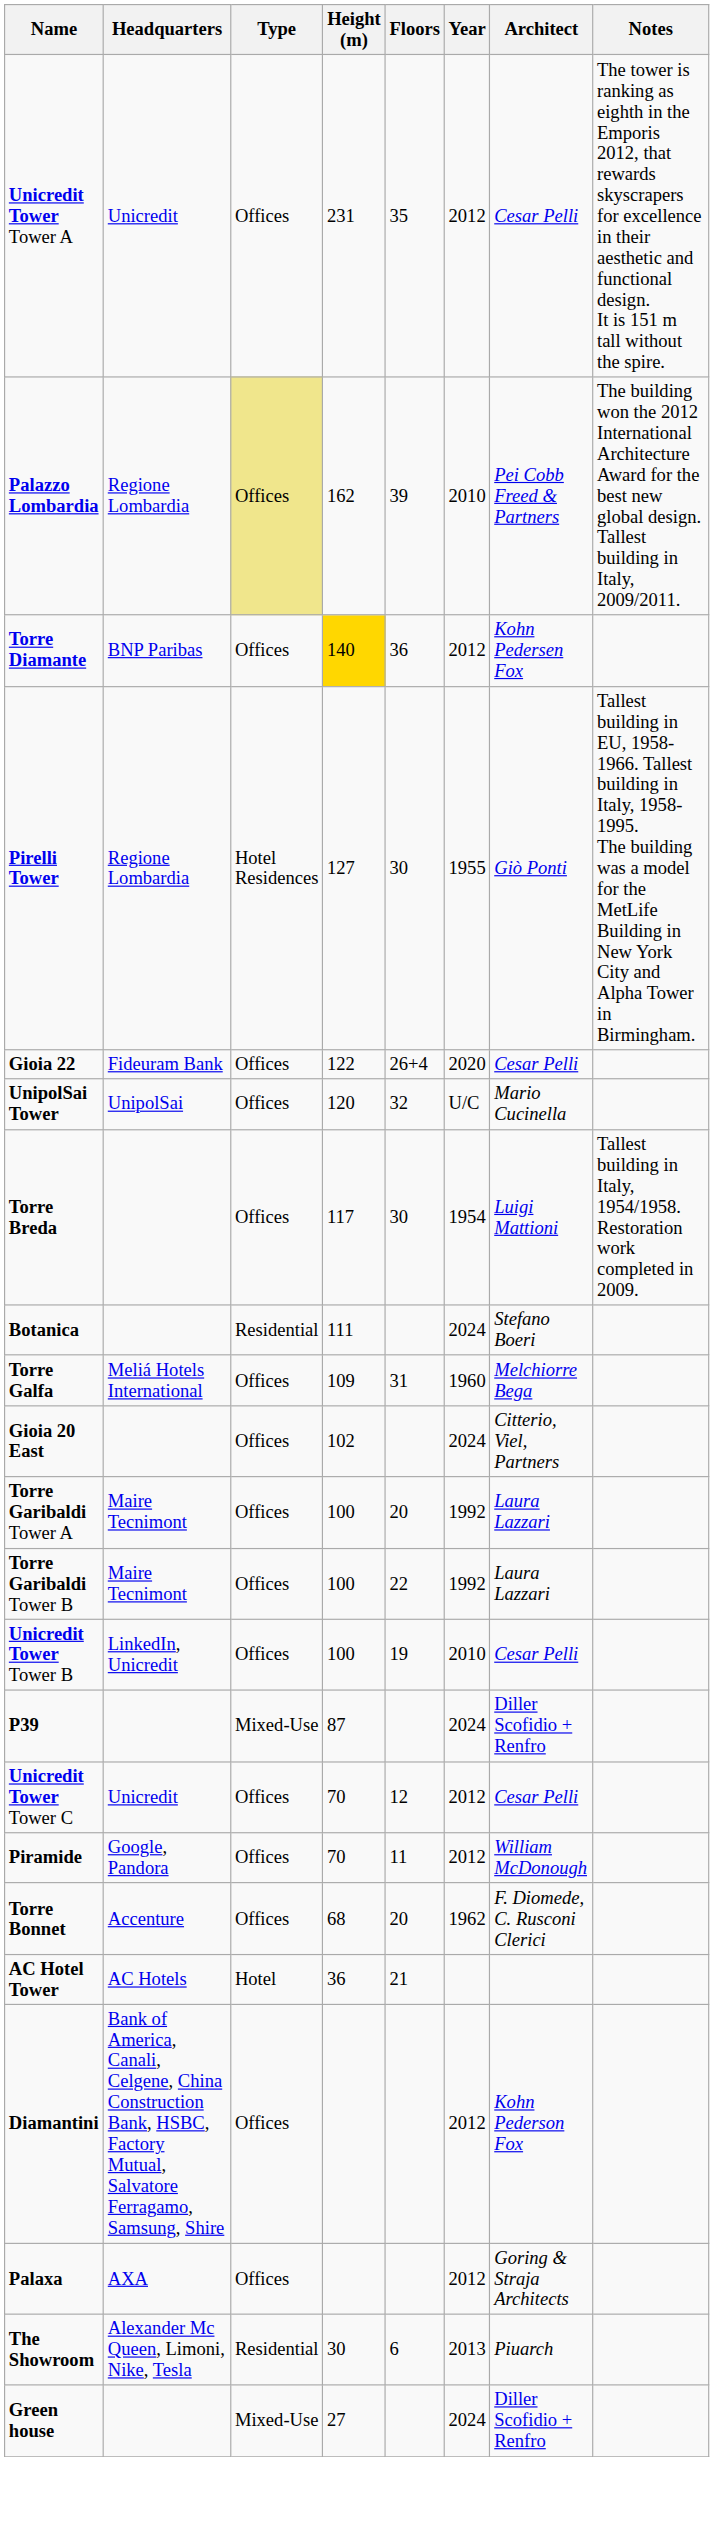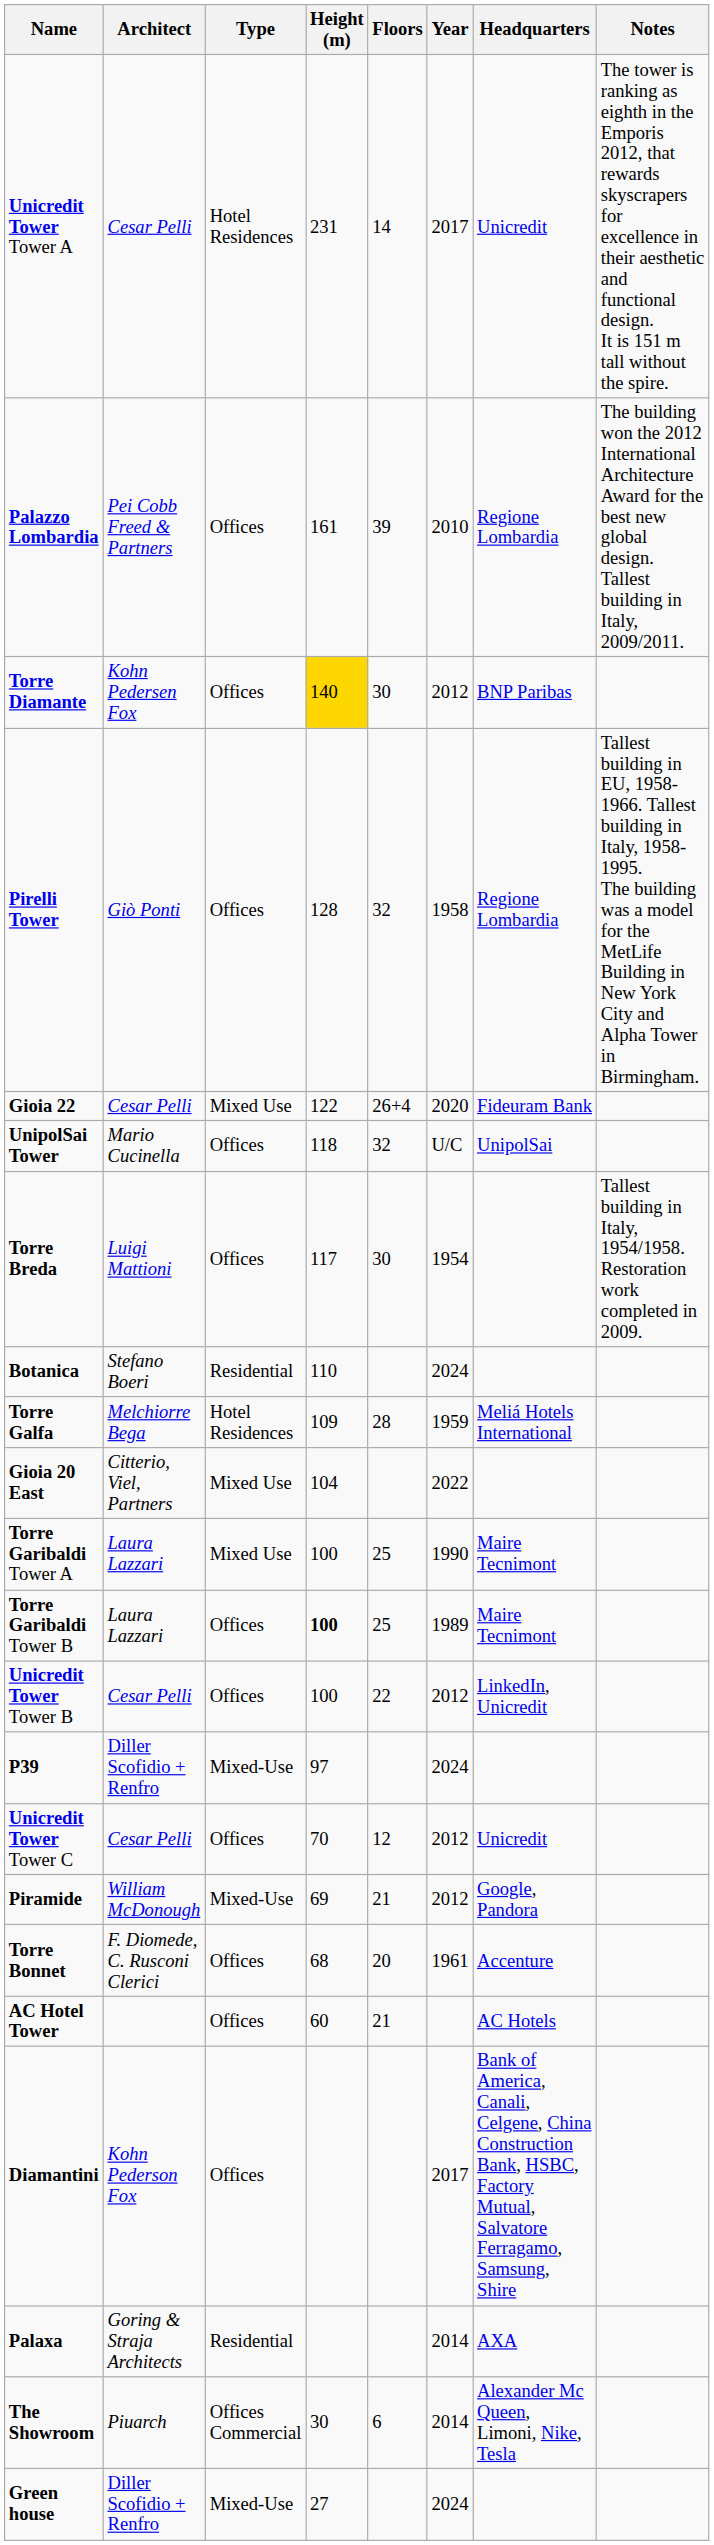columns swapped: (541, 29) <-> (167, 29)
(262, 215) Offices -> (251, 226) Hotel Residences
(399, 215) 35 -> (382, 226) 14
(467, 215) 2012 -> (450, 226) 2017
(262, 495) khaki background -> (237, 527) no background
(341, 495) 162 -> (324, 527) 161
(399, 650) 36 -> (382, 692) 30
(277, 867) Hotel Residences -> (237, 909) Offices
(341, 867) 127 -> (324, 909) 128
(399, 867) 30 -> (382, 909) 32
(467, 867) 1955 -> (450, 909) 1958
(262, 1064) Offices -> (251, 1105) Mixed Use
(341, 1104) 120 -> (324, 1145) 118
(340, 1330) 111 -> (324, 1371) 110
(262, 1380) Offices -> (251, 1422) Hotel Residences
(399, 1380) 31 -> (382, 1422) 28
(467, 1380) 1960 -> (450, 1422) 1959
(262, 1441) Offices -> (251, 1482) Mixed Use
(341, 1441) 102 -> (324, 1482) 104
(467, 1441) 2024 -> (450, 1482) 2022
(262, 1512) Offices -> (251, 1554) Mixed Use
(399, 1512) 20 -> (382, 1554) 25
(467, 1512) 1992 -> (450, 1554) 1990
(341, 1583) normal -> (324, 1625) bold
(399, 1583) 22 -> (382, 1625) 25
(467, 1583) 1992 -> (450, 1625) 1989
(399, 1654) 19 -> (382, 1696) 22
(467, 1654) 2010 -> (450, 1696) 2012
(336, 1725) 87 -> (319, 1767) 97
(262, 1857) Offices -> (251, 1899) Mixed-Use
(336, 1857) 70 -> (319, 1899) 69
(398, 1857) 11 -> (382, 1899) 21
(467, 1918) 1962 -> (450, 1960) 1961
(256, 1979) Hotel -> (237, 2021) Offices
(336, 1979) 36 -> (319, 2021) 60
(467, 2123) 2012 -> (450, 2175) 2017
(262, 2278) Offices -> (251, 2340) Residential
(467, 2278) 2012 -> (450, 2340) 2014
(277, 2349) Residential -> (256, 2422) Offices Commercial
(467, 2349) 2013 -> (450, 2422) 2014
